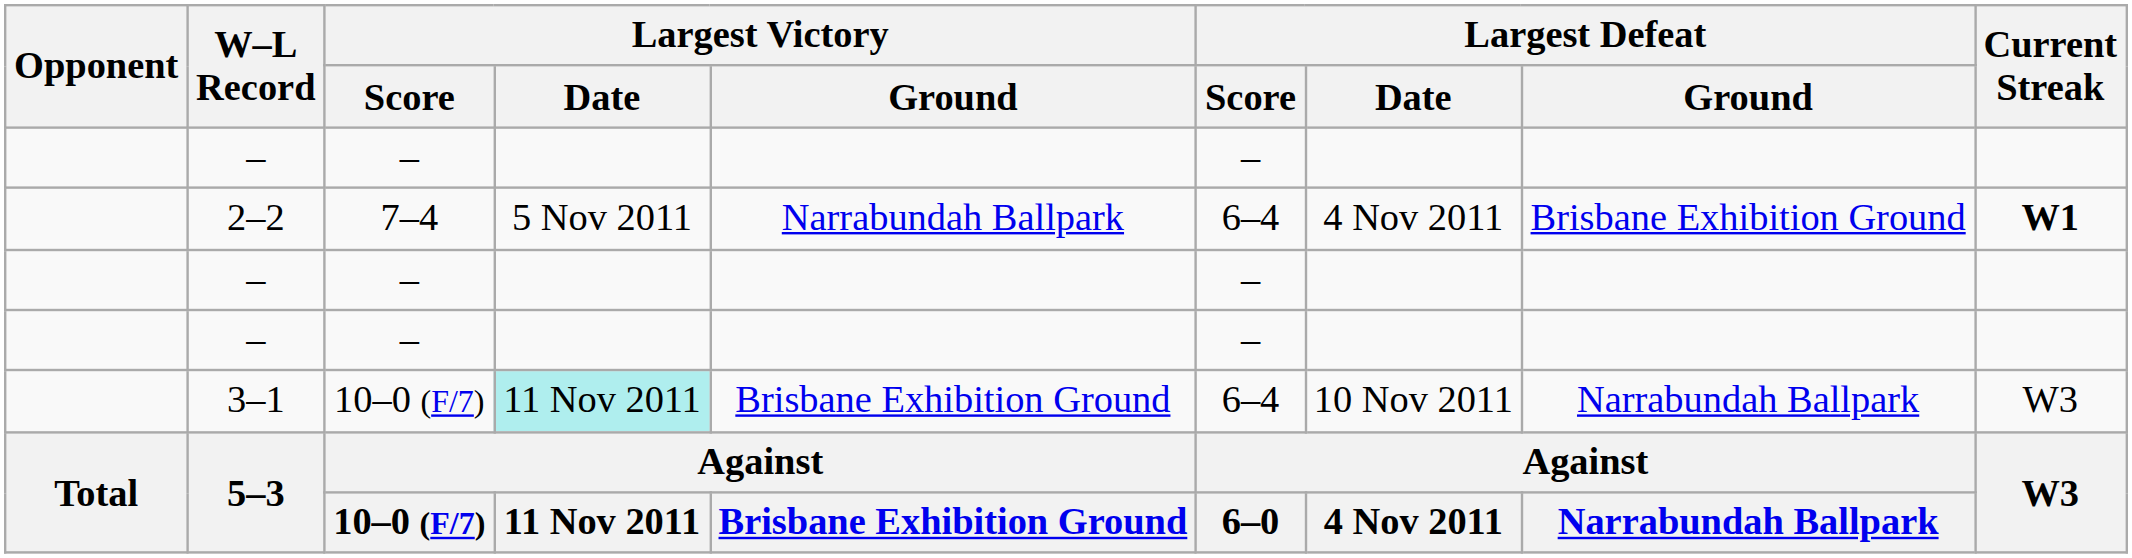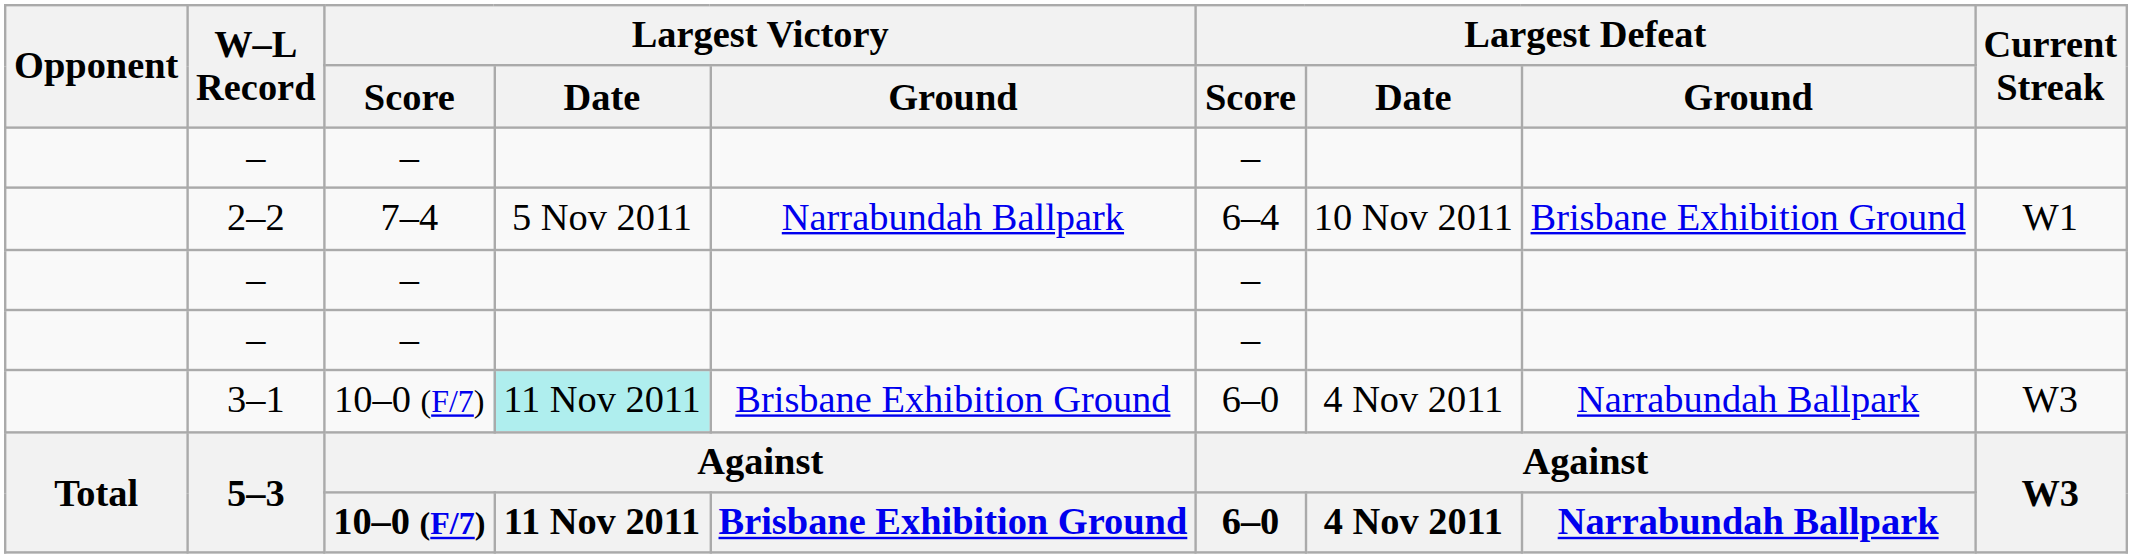(1413, 217) 4 Nov 2011 -> (1413, 217) 10 Nov 2011
(2050, 217) bold -> (2050, 217) normal
(1251, 400) 6–4 -> (1251, 400) 6–0
(1413, 400) 10 Nov 2011 -> (1413, 400) 4 Nov 2011
